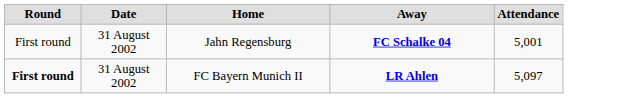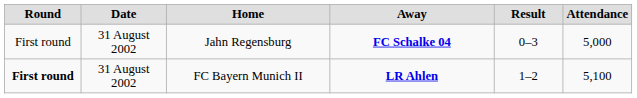+ column: (528, 14)
(528, 41) 5,001 -> (597, 41) 5,000
(528, 75) 5,097 -> (597, 75) 5,100
